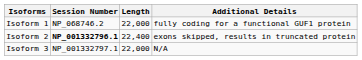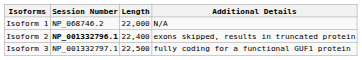(252, 23) fully coding for a functional GUF1 protein -> (161, 23) N/A
(136, 49) 22,000 -> (136, 49) 22,500
(161, 49) N/A -> (252, 49) fully coding for a functional GUF1 protein
